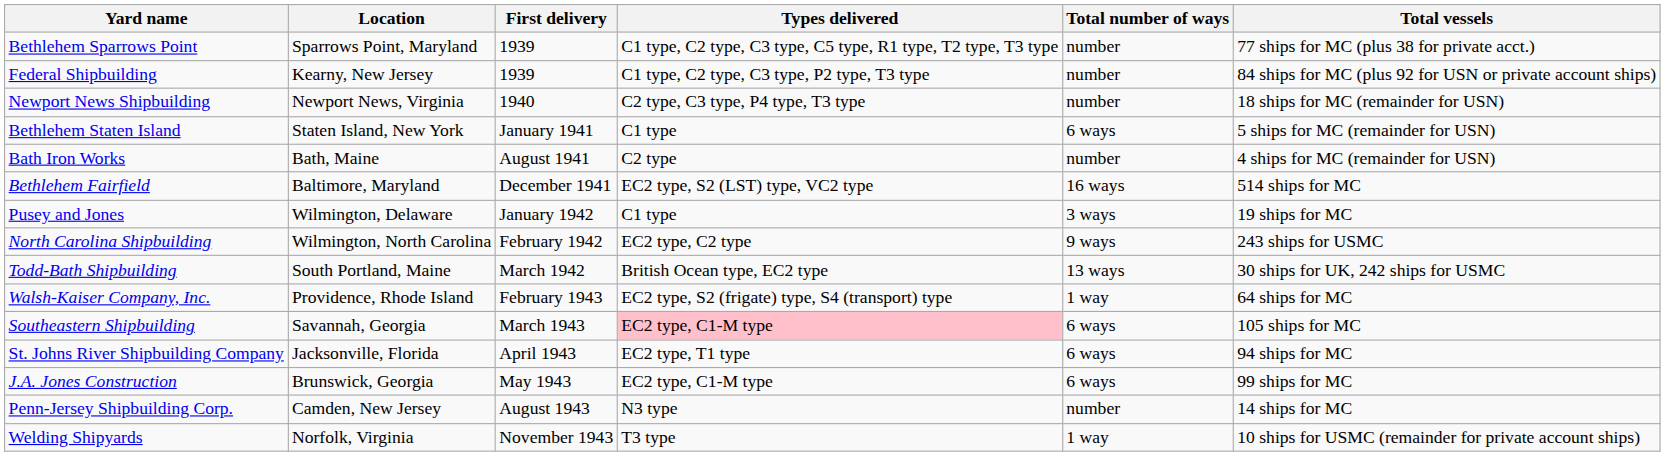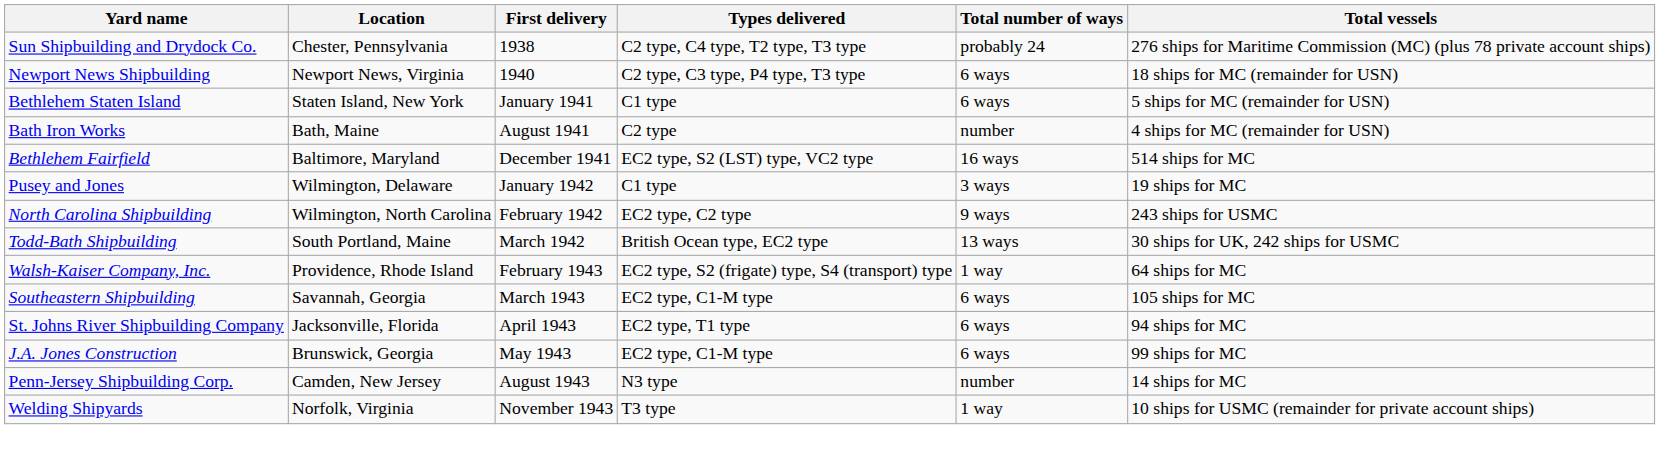+ row: (133, 46)
- row: (103, 46)
- row: (83, 74)
(1093, 102) number -> (985, 74) 6 ways
(697, 325) pink background -> (697, 297) no background
